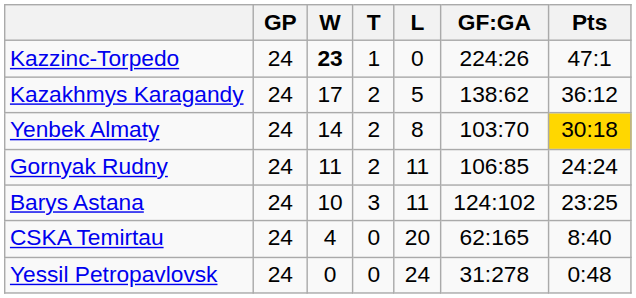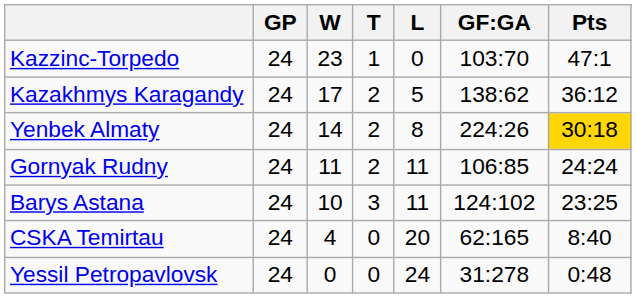(330, 58) bold -> (330, 58) normal
(494, 58) 224:26 -> (494, 58) 103:70
(494, 130) 103:70 -> (494, 130) 224:26
